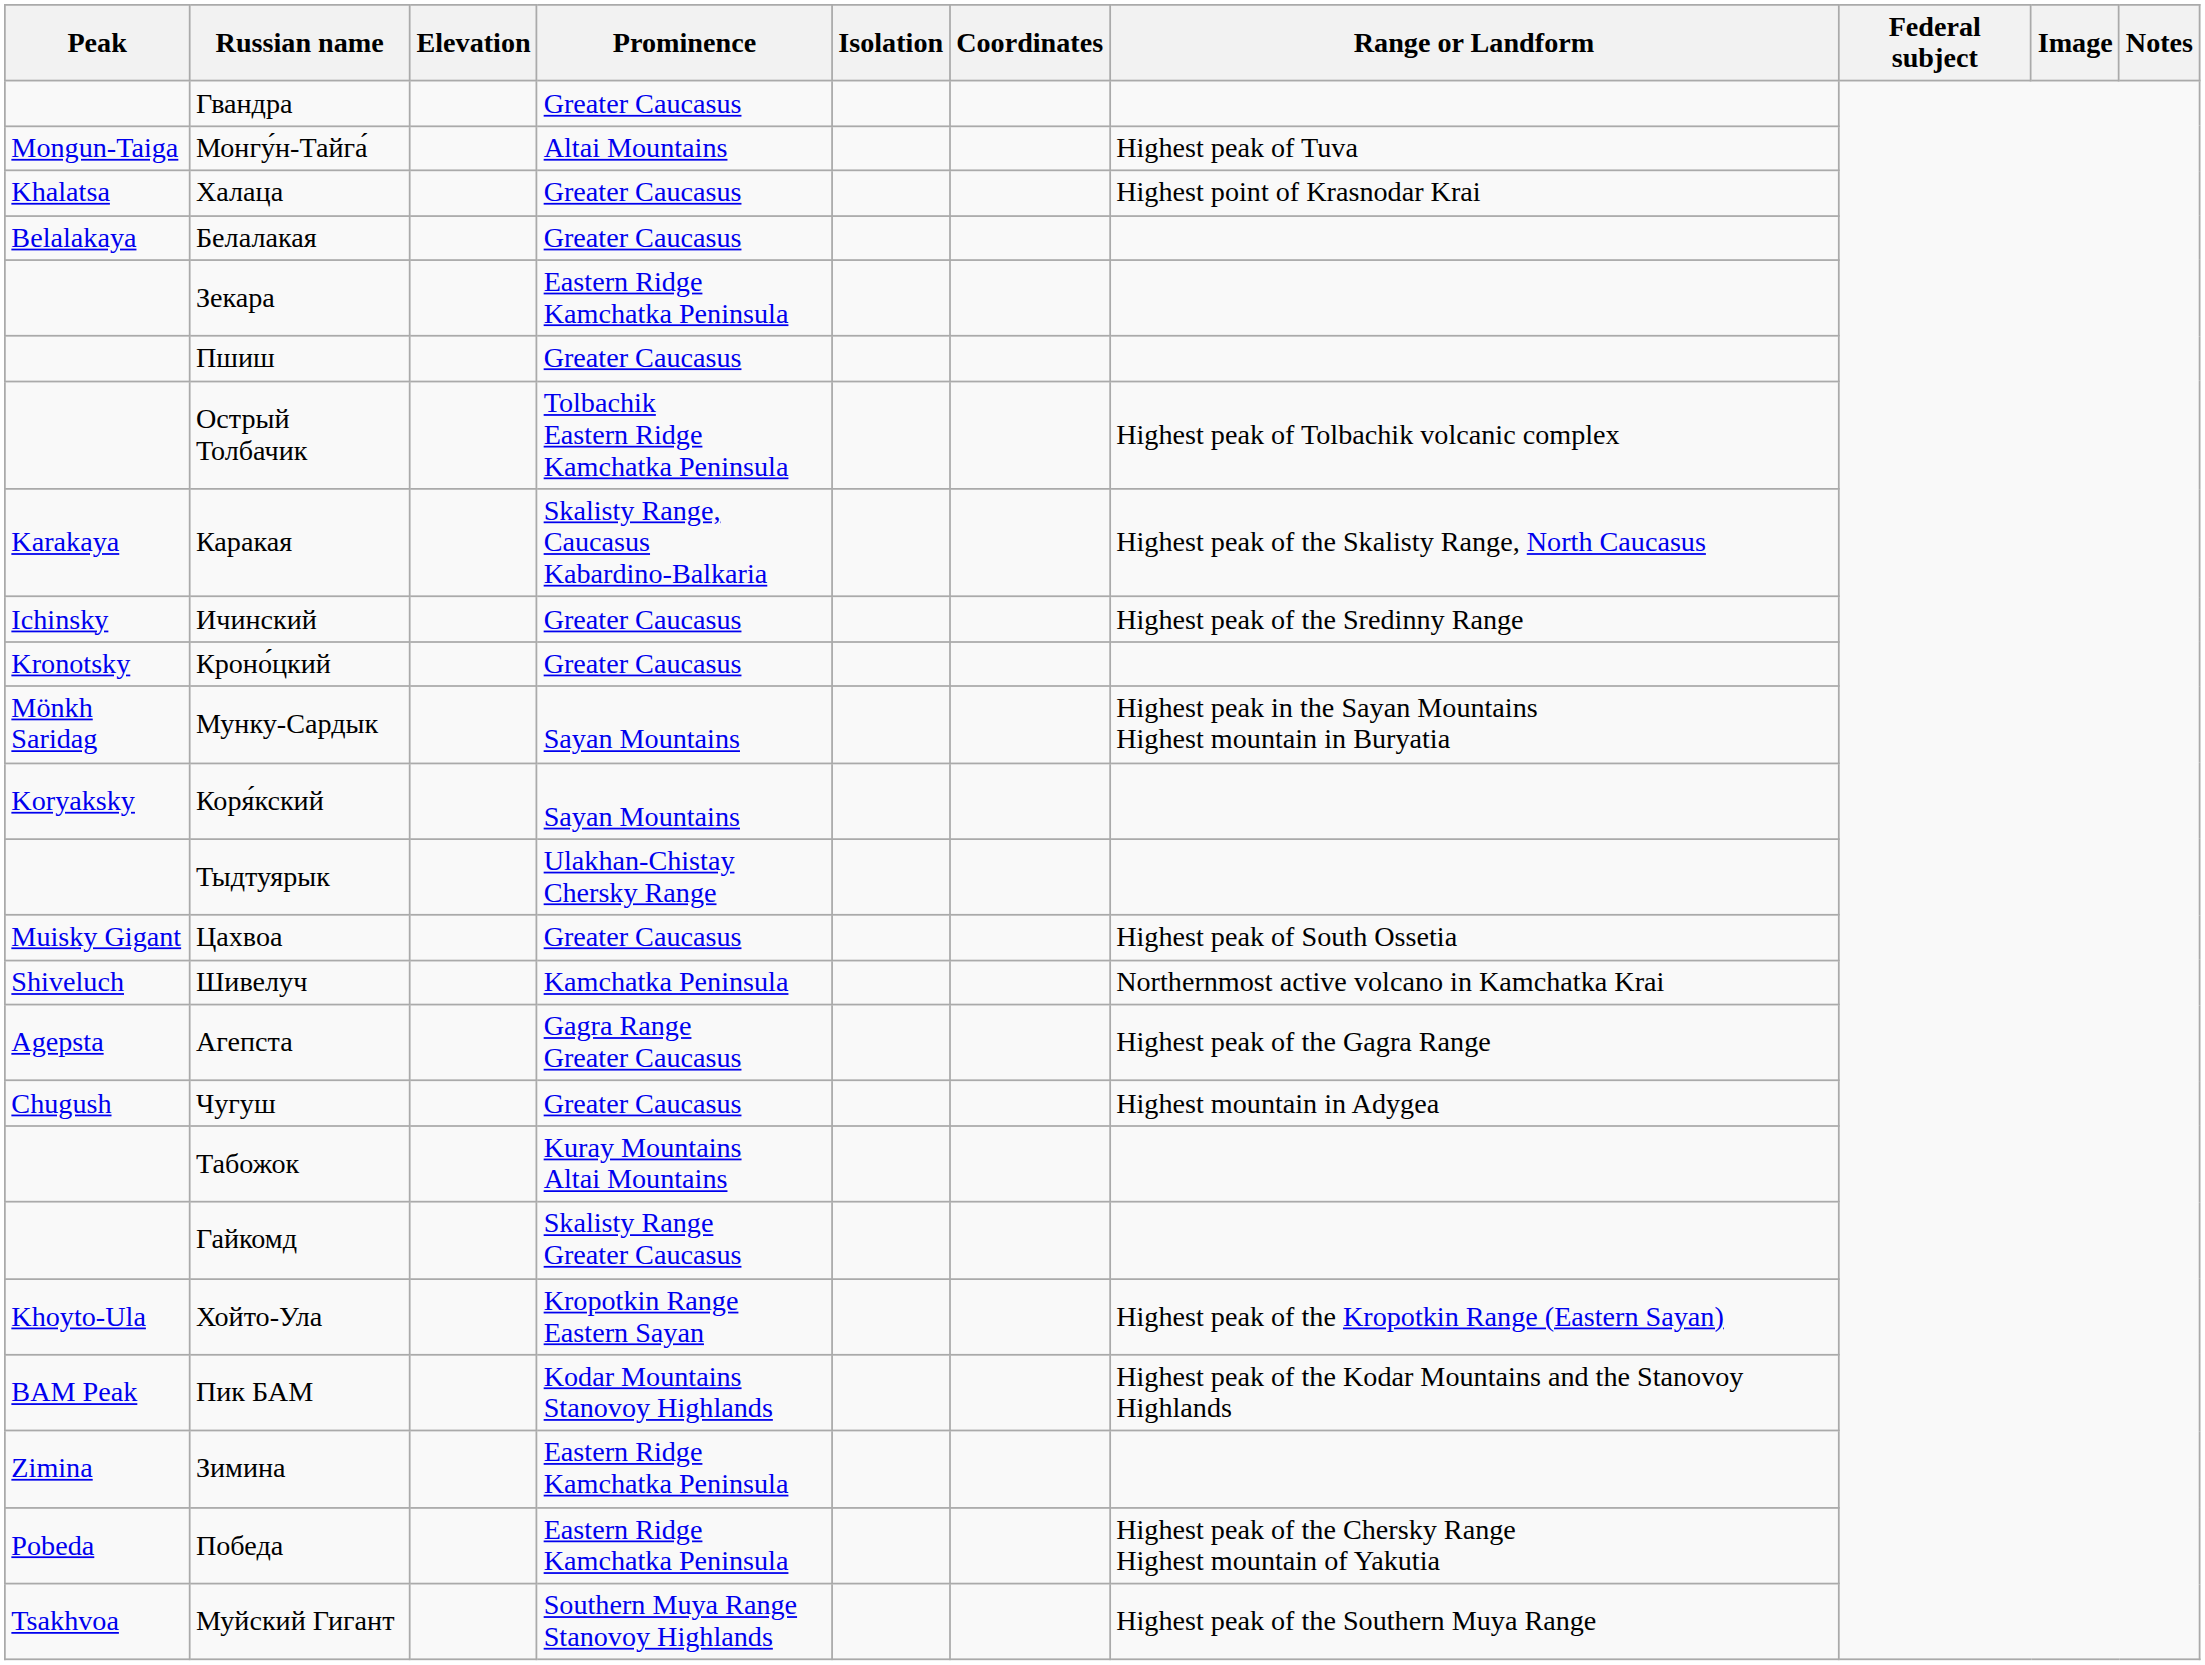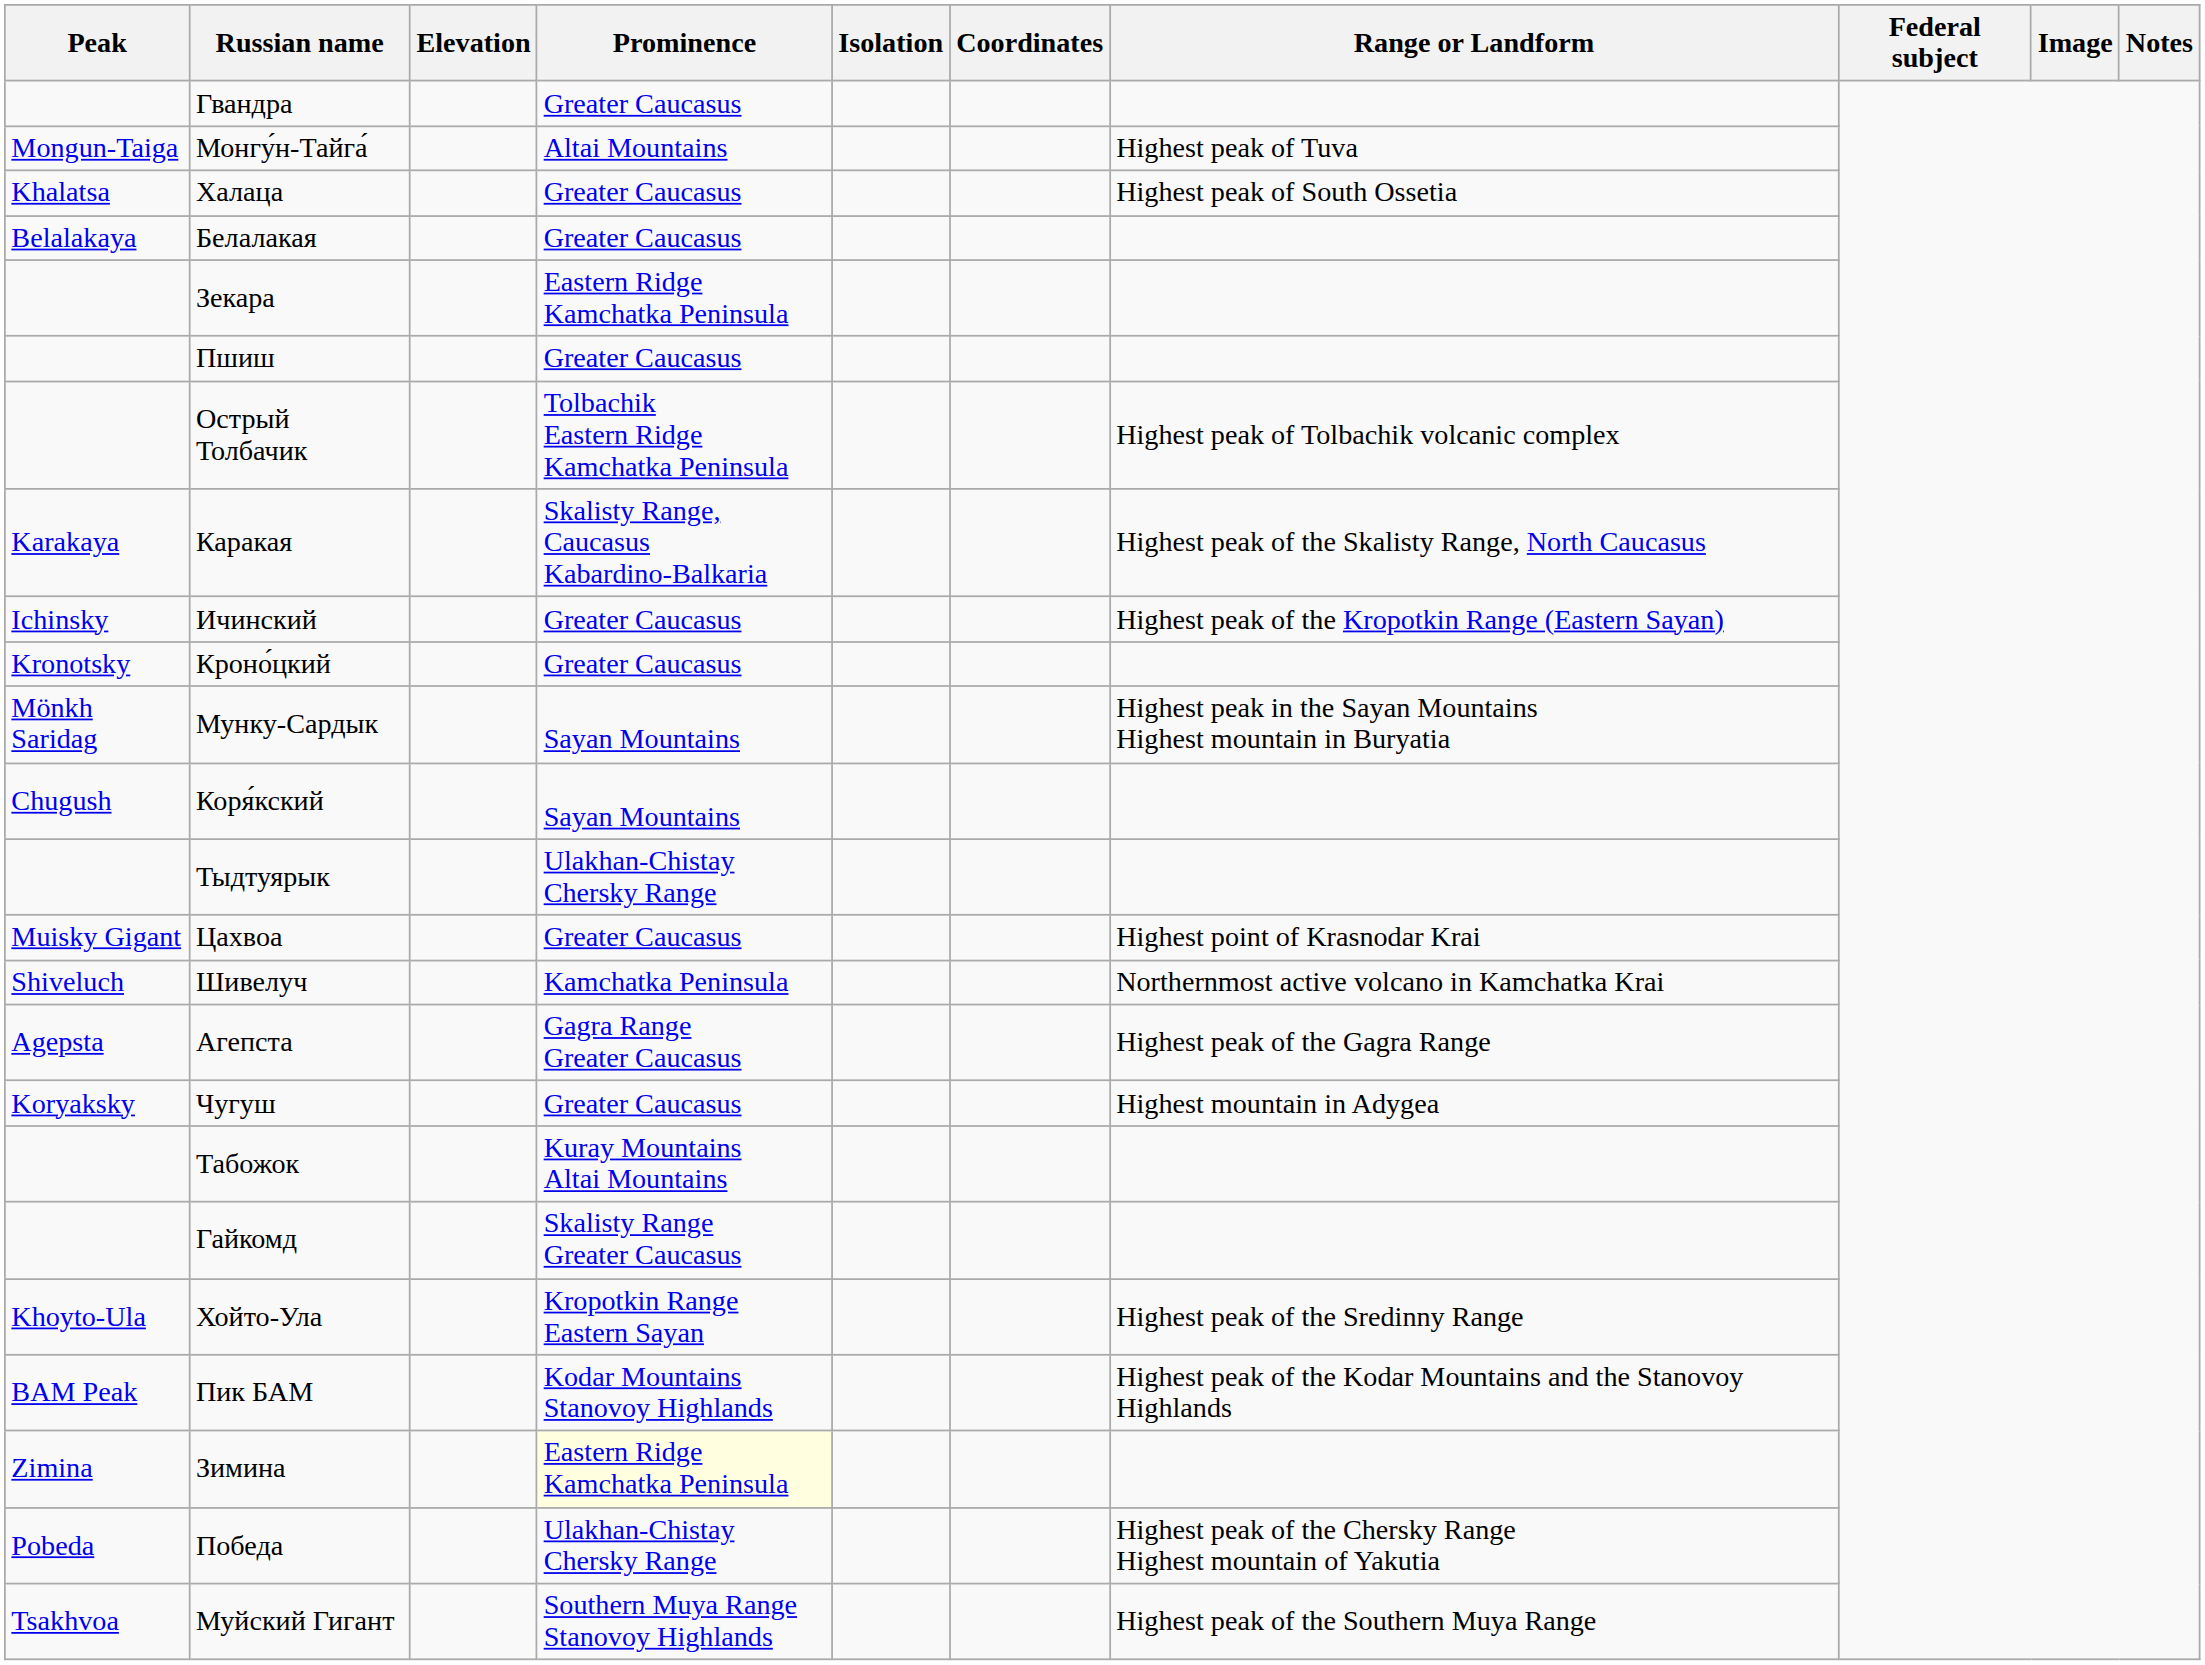(1298, 192) Highest point of Krasnodar Krai -> (1287, 192) Highest peak of South Ossetia
(1320, 618) Highest peak of the Sredinny Range -> (1420, 618) Highest peak of the Kropotkin Range (Eastern Sayan)
(73, 800) Koryaksky -> (61, 800) Chugush
(1287, 937) Highest peak of South Ossetia -> (1298, 937) Highest point of Krasnodar Krai
(61, 1102) Chugush -> (73, 1102) Koryaksky
(1420, 1316) Highest peak of the Kropotkin Range (Eastern Sayan) -> (1320, 1316) Highest peak of the Sredinny Range
(666, 1468) no background -> (666, 1468) lightyellow background
(666, 1545) Eastern Ridge Kamchatka Peninsula -> (639, 1545) Ulakhan-Chistay Chersky Range
